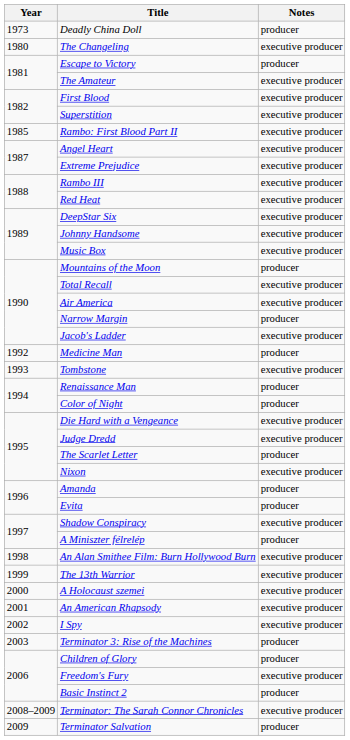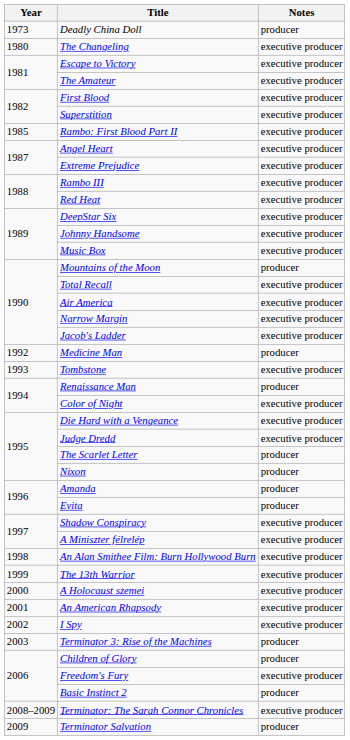(280, 64) producer -> (302, 64) executive producer
(280, 319) producer -> (302, 319) executive producer
(280, 404) producer -> (302, 404) executive producer
(302, 472) executive producer -> (280, 472) producer
(280, 540) producer -> (302, 540) executive producer
